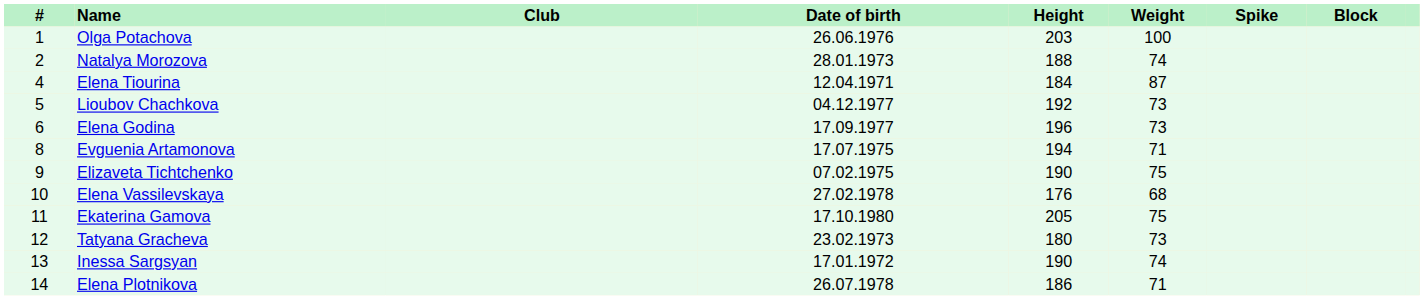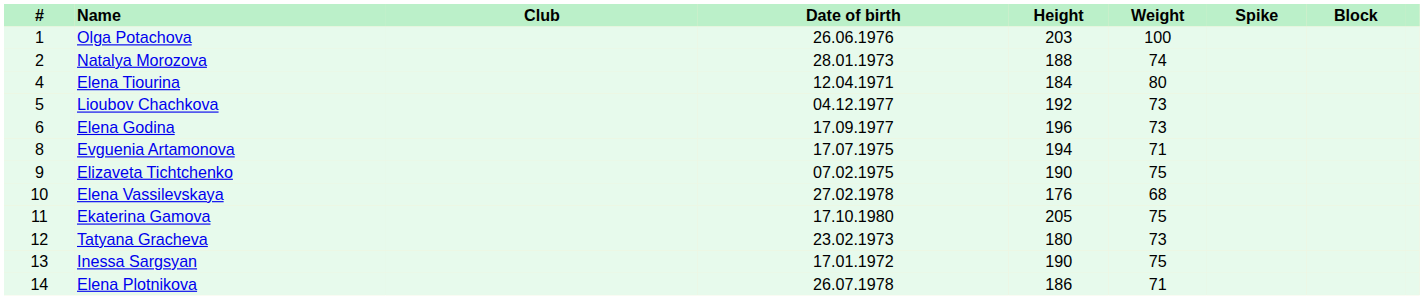(1158, 82) 87 -> (1158, 82) 80
(1158, 262) 74 -> (1158, 262) 75
